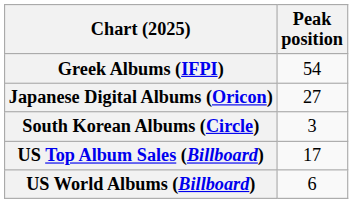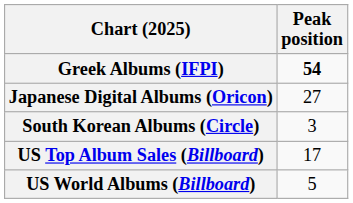(312, 68) normal -> (312, 68) bold
(312, 184) 6 -> (312, 184) 5
